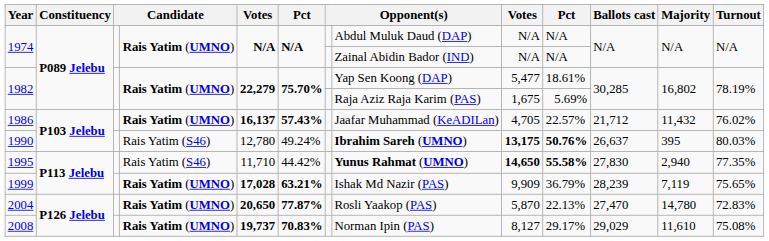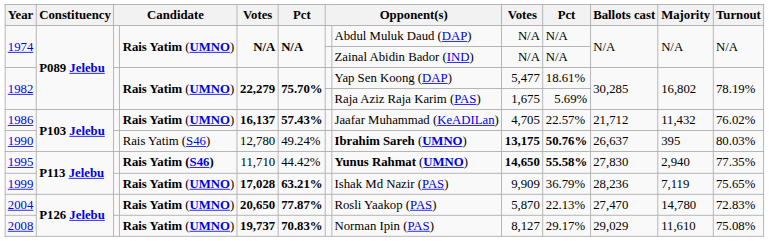(166, 162) normal -> (168, 162) bold
(611, 183) 28,239 -> (611, 183) 28,236
